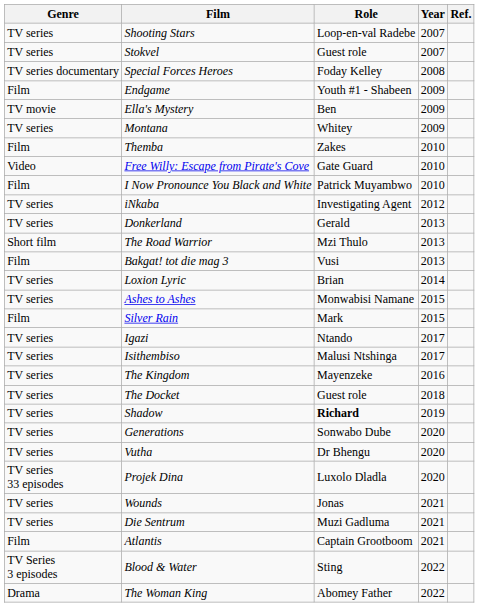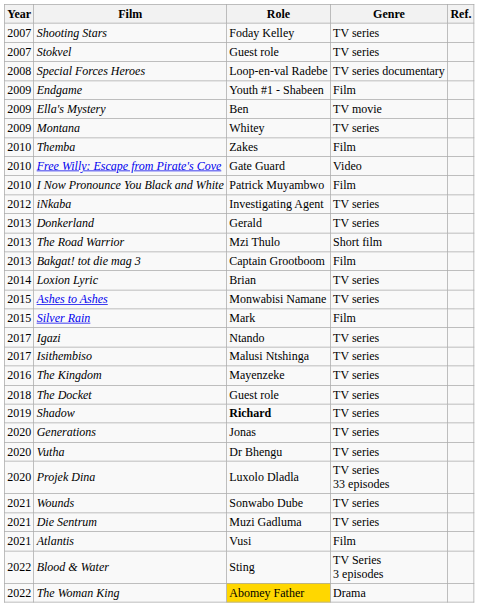columns swapped: (433, 14) <-> (63, 14)
(366, 33) Loop-en-val Radebe -> (262, 33) Foday Kelley
(350, 71) Foday Kelley -> (278, 71) Loop-en-val Radebe
(328, 261) Vusi -> (277, 261) Captain Grootboom
(354, 432) Sonwabo Dube -> (243, 432) Jonas
(330, 503) Jonas -> (266, 503) Sonwabo Dube
(365, 541) Captain Grootboom -> (240, 541) Vusi
(355, 592) no background -> (267, 592) gold background
